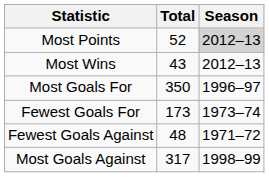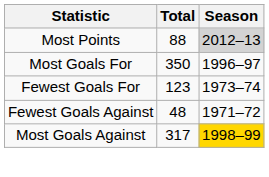(178, 40) 52 -> (178, 40) 88
- row: (81, 64)
(178, 111) 173 -> (178, 87) 123
(231, 159) no background -> (231, 135) gold background
